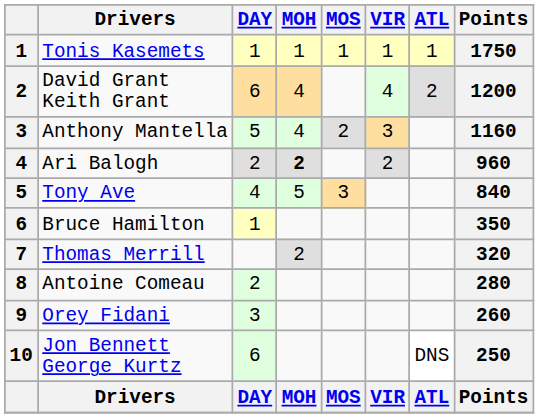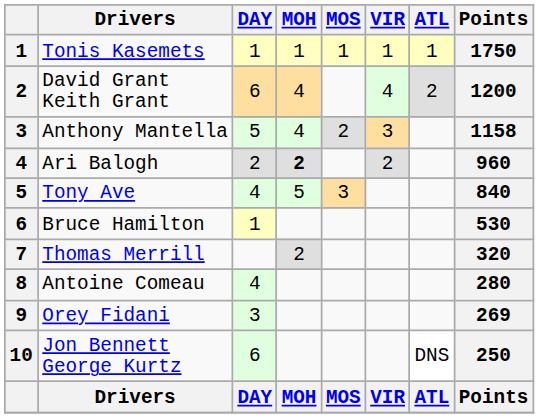(494, 133) 1160 -> (494, 133) 1158
(494, 224) 350 -> (494, 224) 530
(255, 285) 2 -> (255, 285) 4
(494, 315) 260 -> (494, 315) 269
